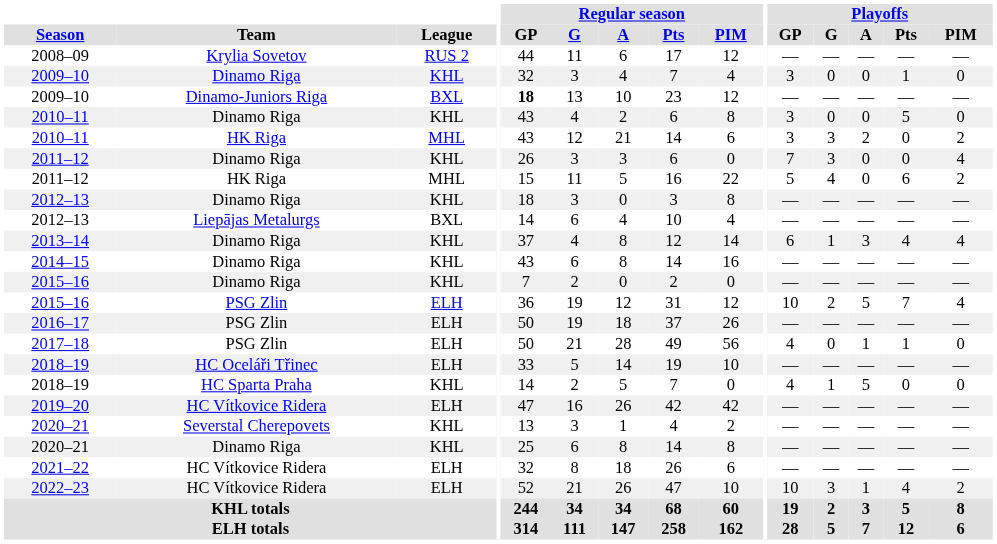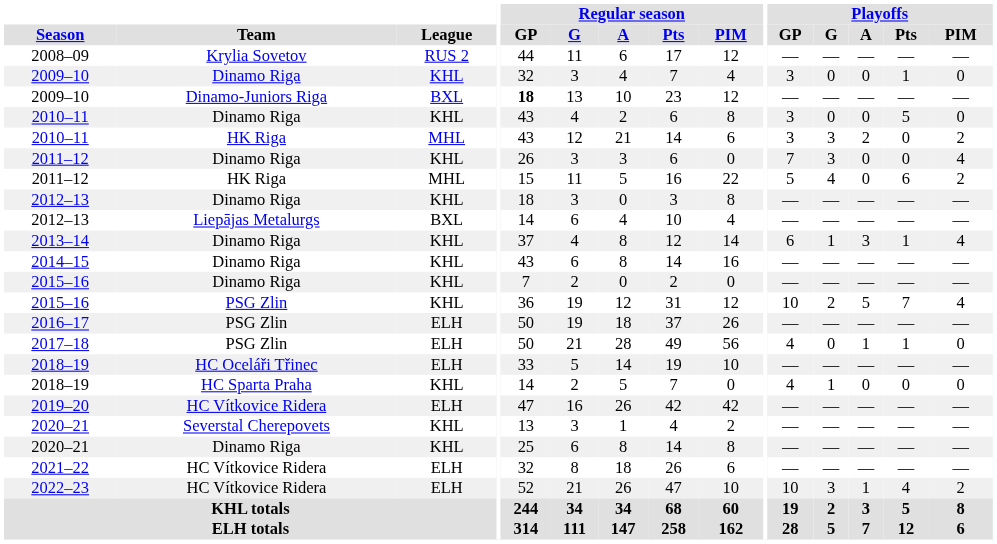(906, 240) 4 -> (906, 240) 1
(447, 302) ELH -> (447, 302) KHL
(866, 385) 5 -> (866, 385) 0
